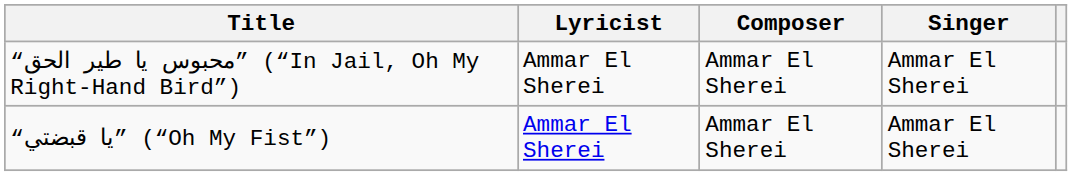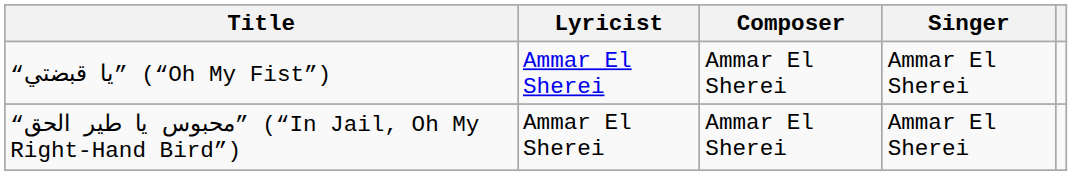rows swapped: (171, 139) <-> (245, 75)
